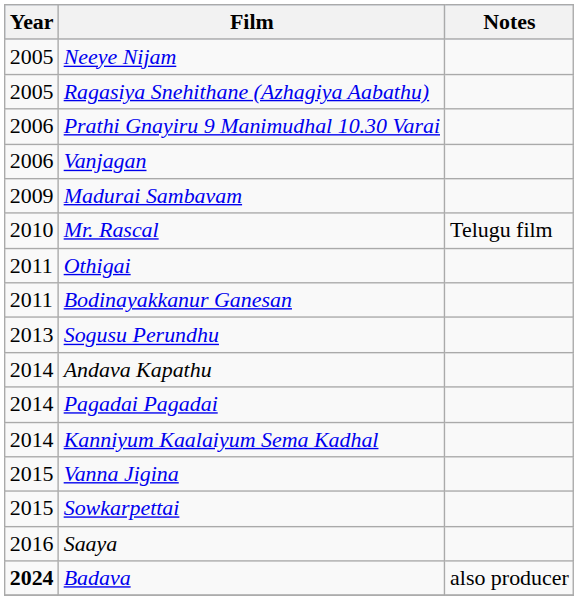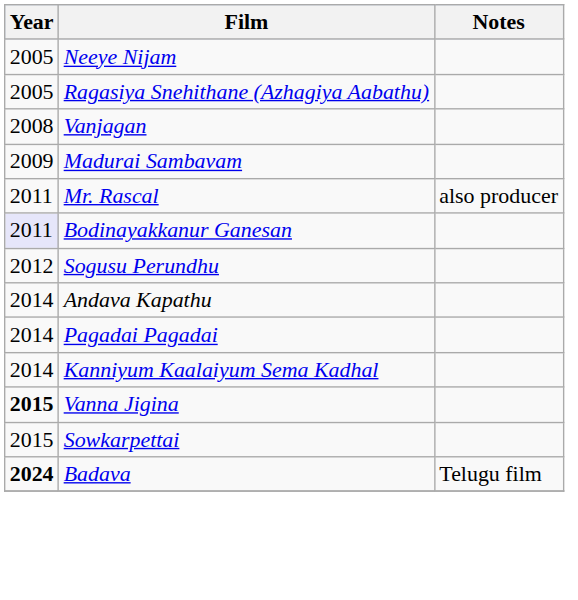- row: (252, 126)
(32, 160) 2006 -> (32, 126) 2008
(32, 230) 2010 -> (31, 195) 2011
(501, 230) Telugu film -> (499, 195) also producer
- row: (97, 265)
(31, 299) no background -> (31, 230) lavender background
(32, 334) 2013 -> (32, 265) 2012
(32, 473) normal -> (32, 404) bold
- row: (90, 543)
(509, 578) also producer -> (491, 473) Telugu film
